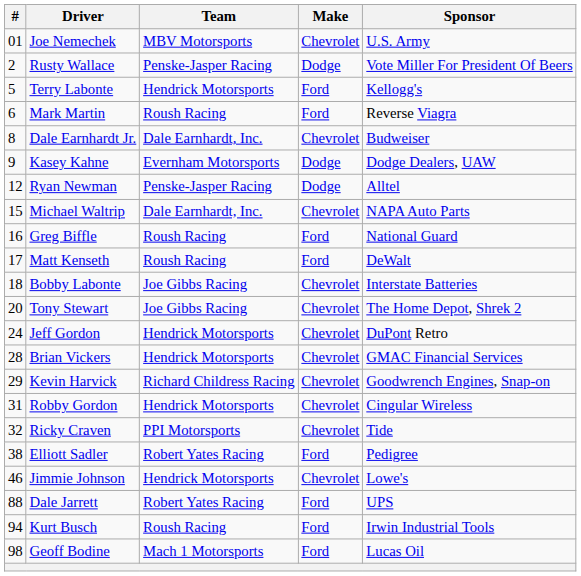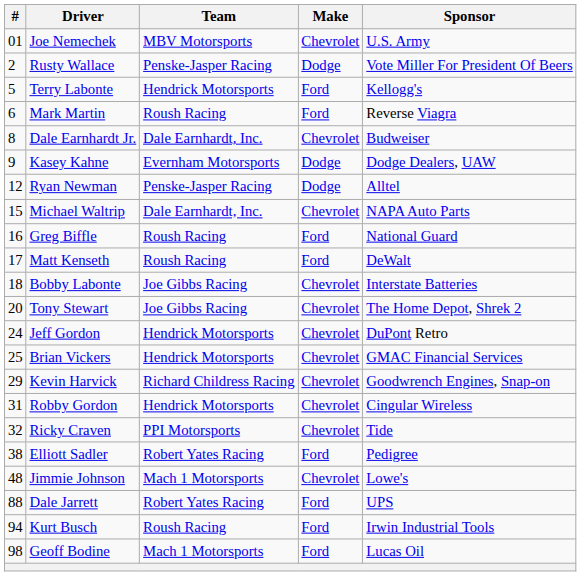(15, 357) 28 -> (15, 357) 25
(15, 478) 46 -> (15, 478) 48
(208, 478) Hendrick Motorsports -> (203, 478) Mach 1 Motorsports
